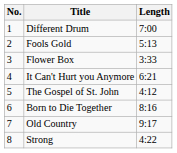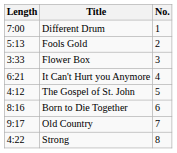columns swapped: (14, 12) <-> (154, 12)
